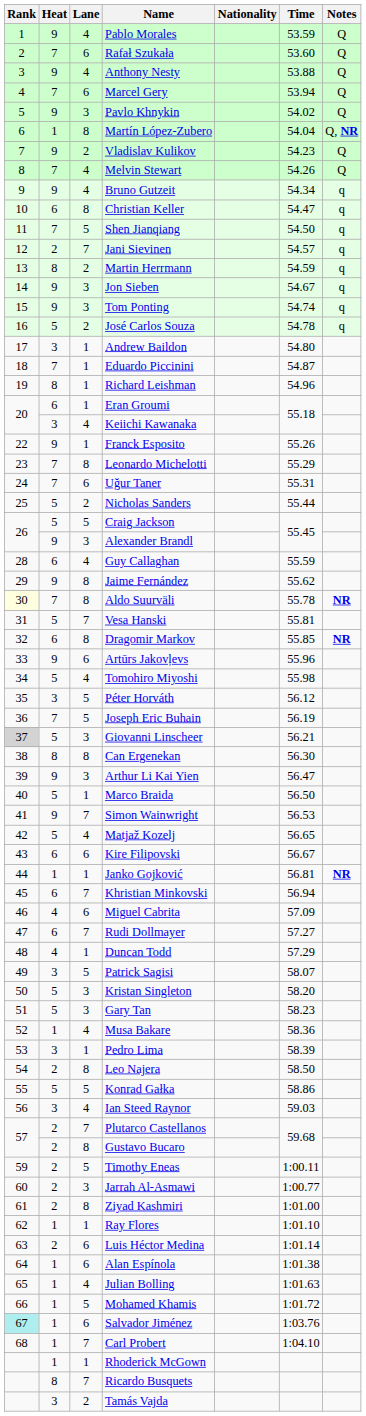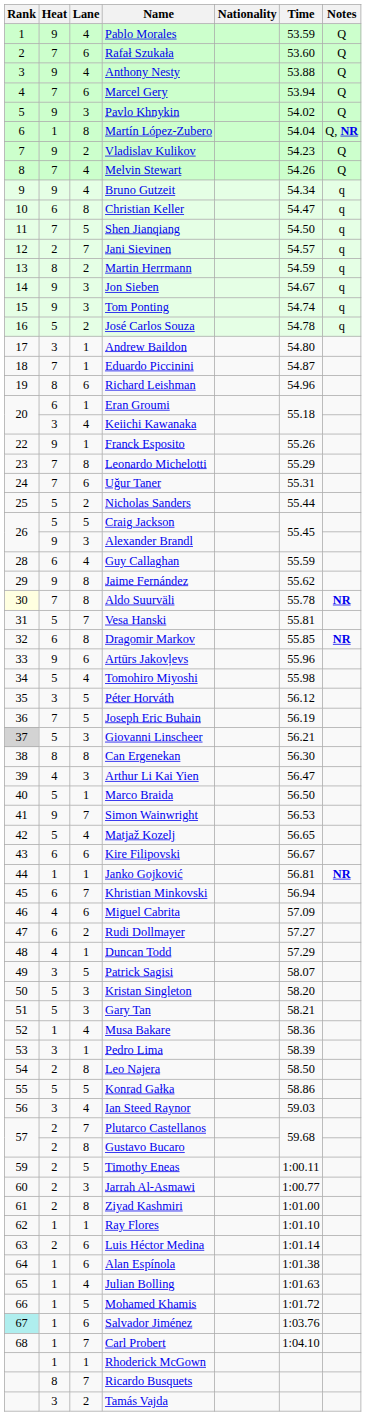(86, 385) 1 -> (86, 385) 6
(54, 776) 9 -> (54, 776) 4
(86, 932) 7 -> (86, 932) 2
(301, 1010) 58.23 -> (301, 1010) 58.21
